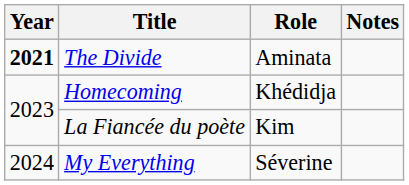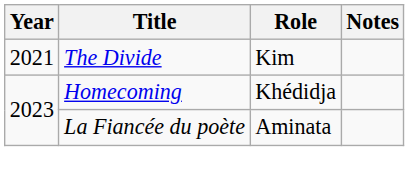(32, 57) bold -> (32, 57) normal
(293, 57) Aminata -> (275, 57) Kim
(275, 127) Kim -> (293, 127) Aminata
- row: (129, 162)
